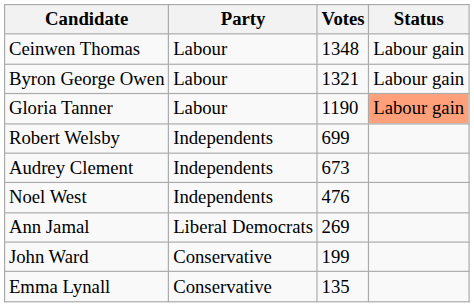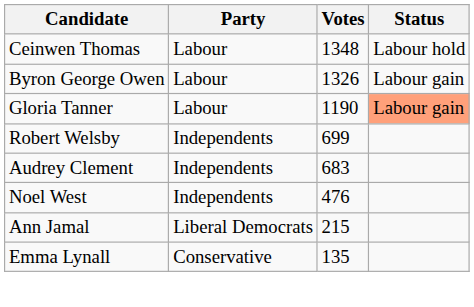(419, 49) Labour gain -> (419, 49) Labour hold
(340, 78) 1321 -> (340, 78) 1326
(336, 167) 673 -> (336, 167) 683
(336, 227) 269 -> (336, 227) 215
- row: (49, 256)
